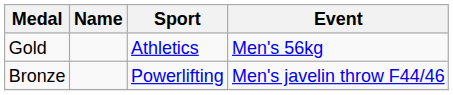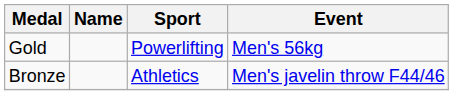(165, 47) Athletics -> (177, 47) Powerlifting
(177, 76) Powerlifting -> (165, 76) Athletics
